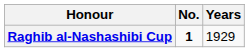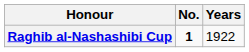(220, 36) 1929 -> (220, 36) 1922
